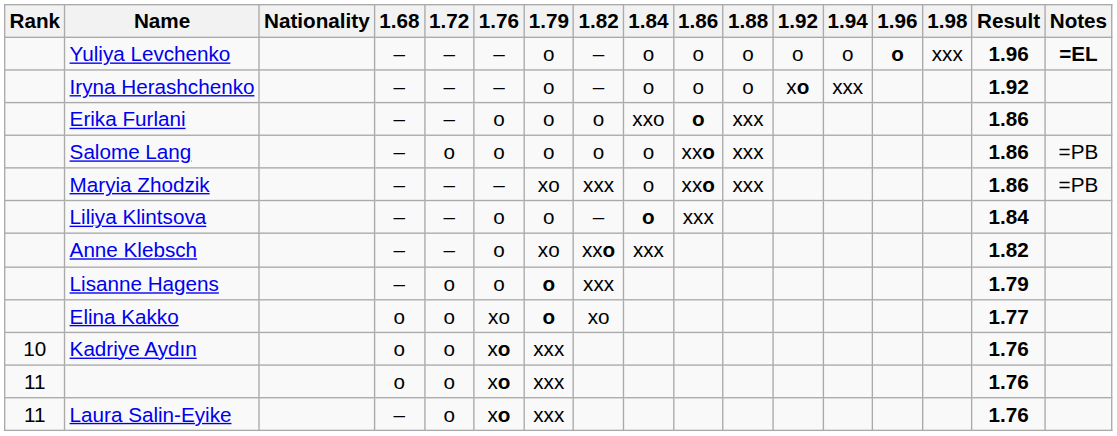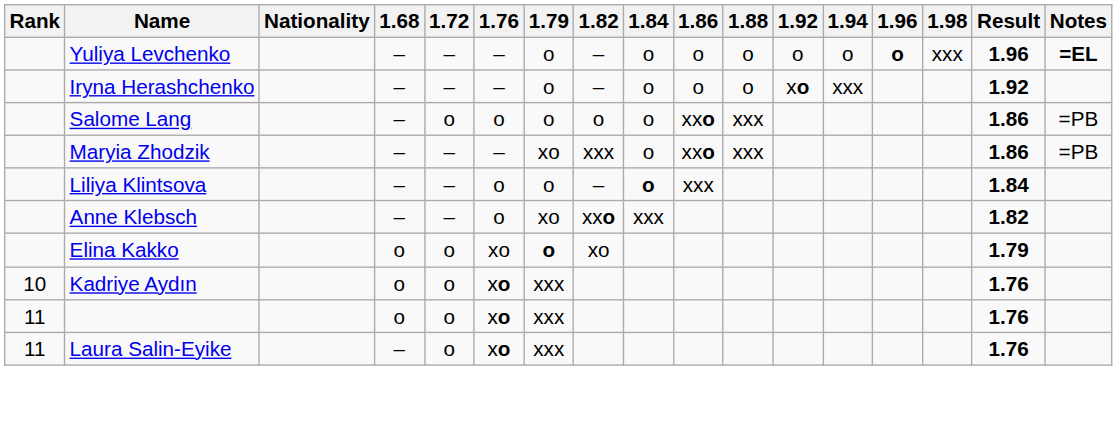- row: (128, 119)
- row: (144, 283)
(1009, 316) 1.77 -> (1009, 250) 1.79
